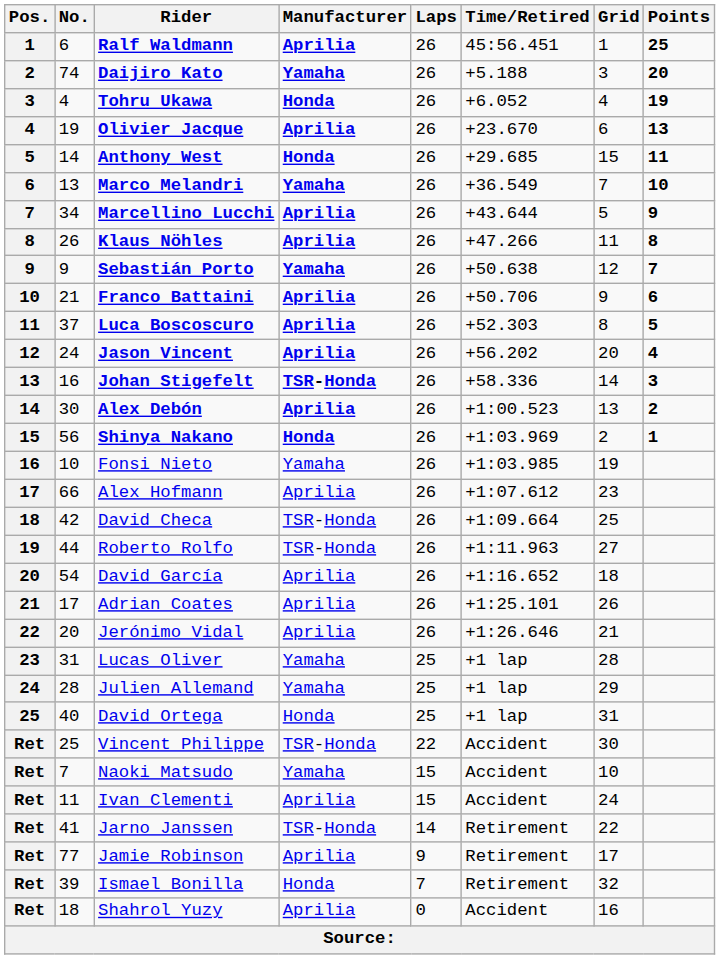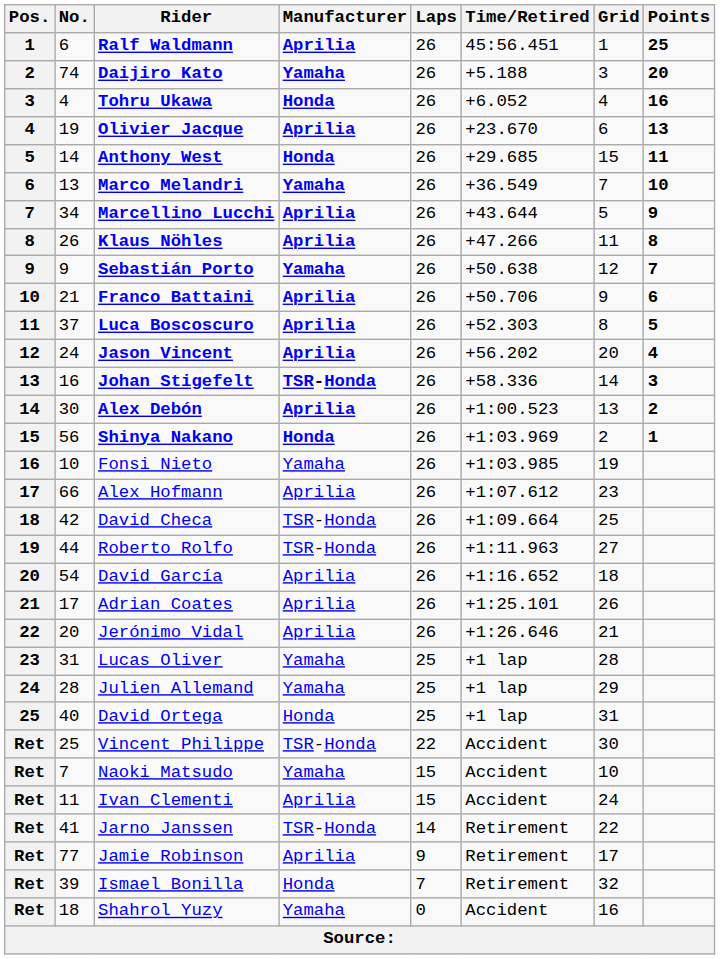(658, 103) 19 -> (658, 103) 16
(319, 912) Aprilia -> (314, 912) Yamaha
